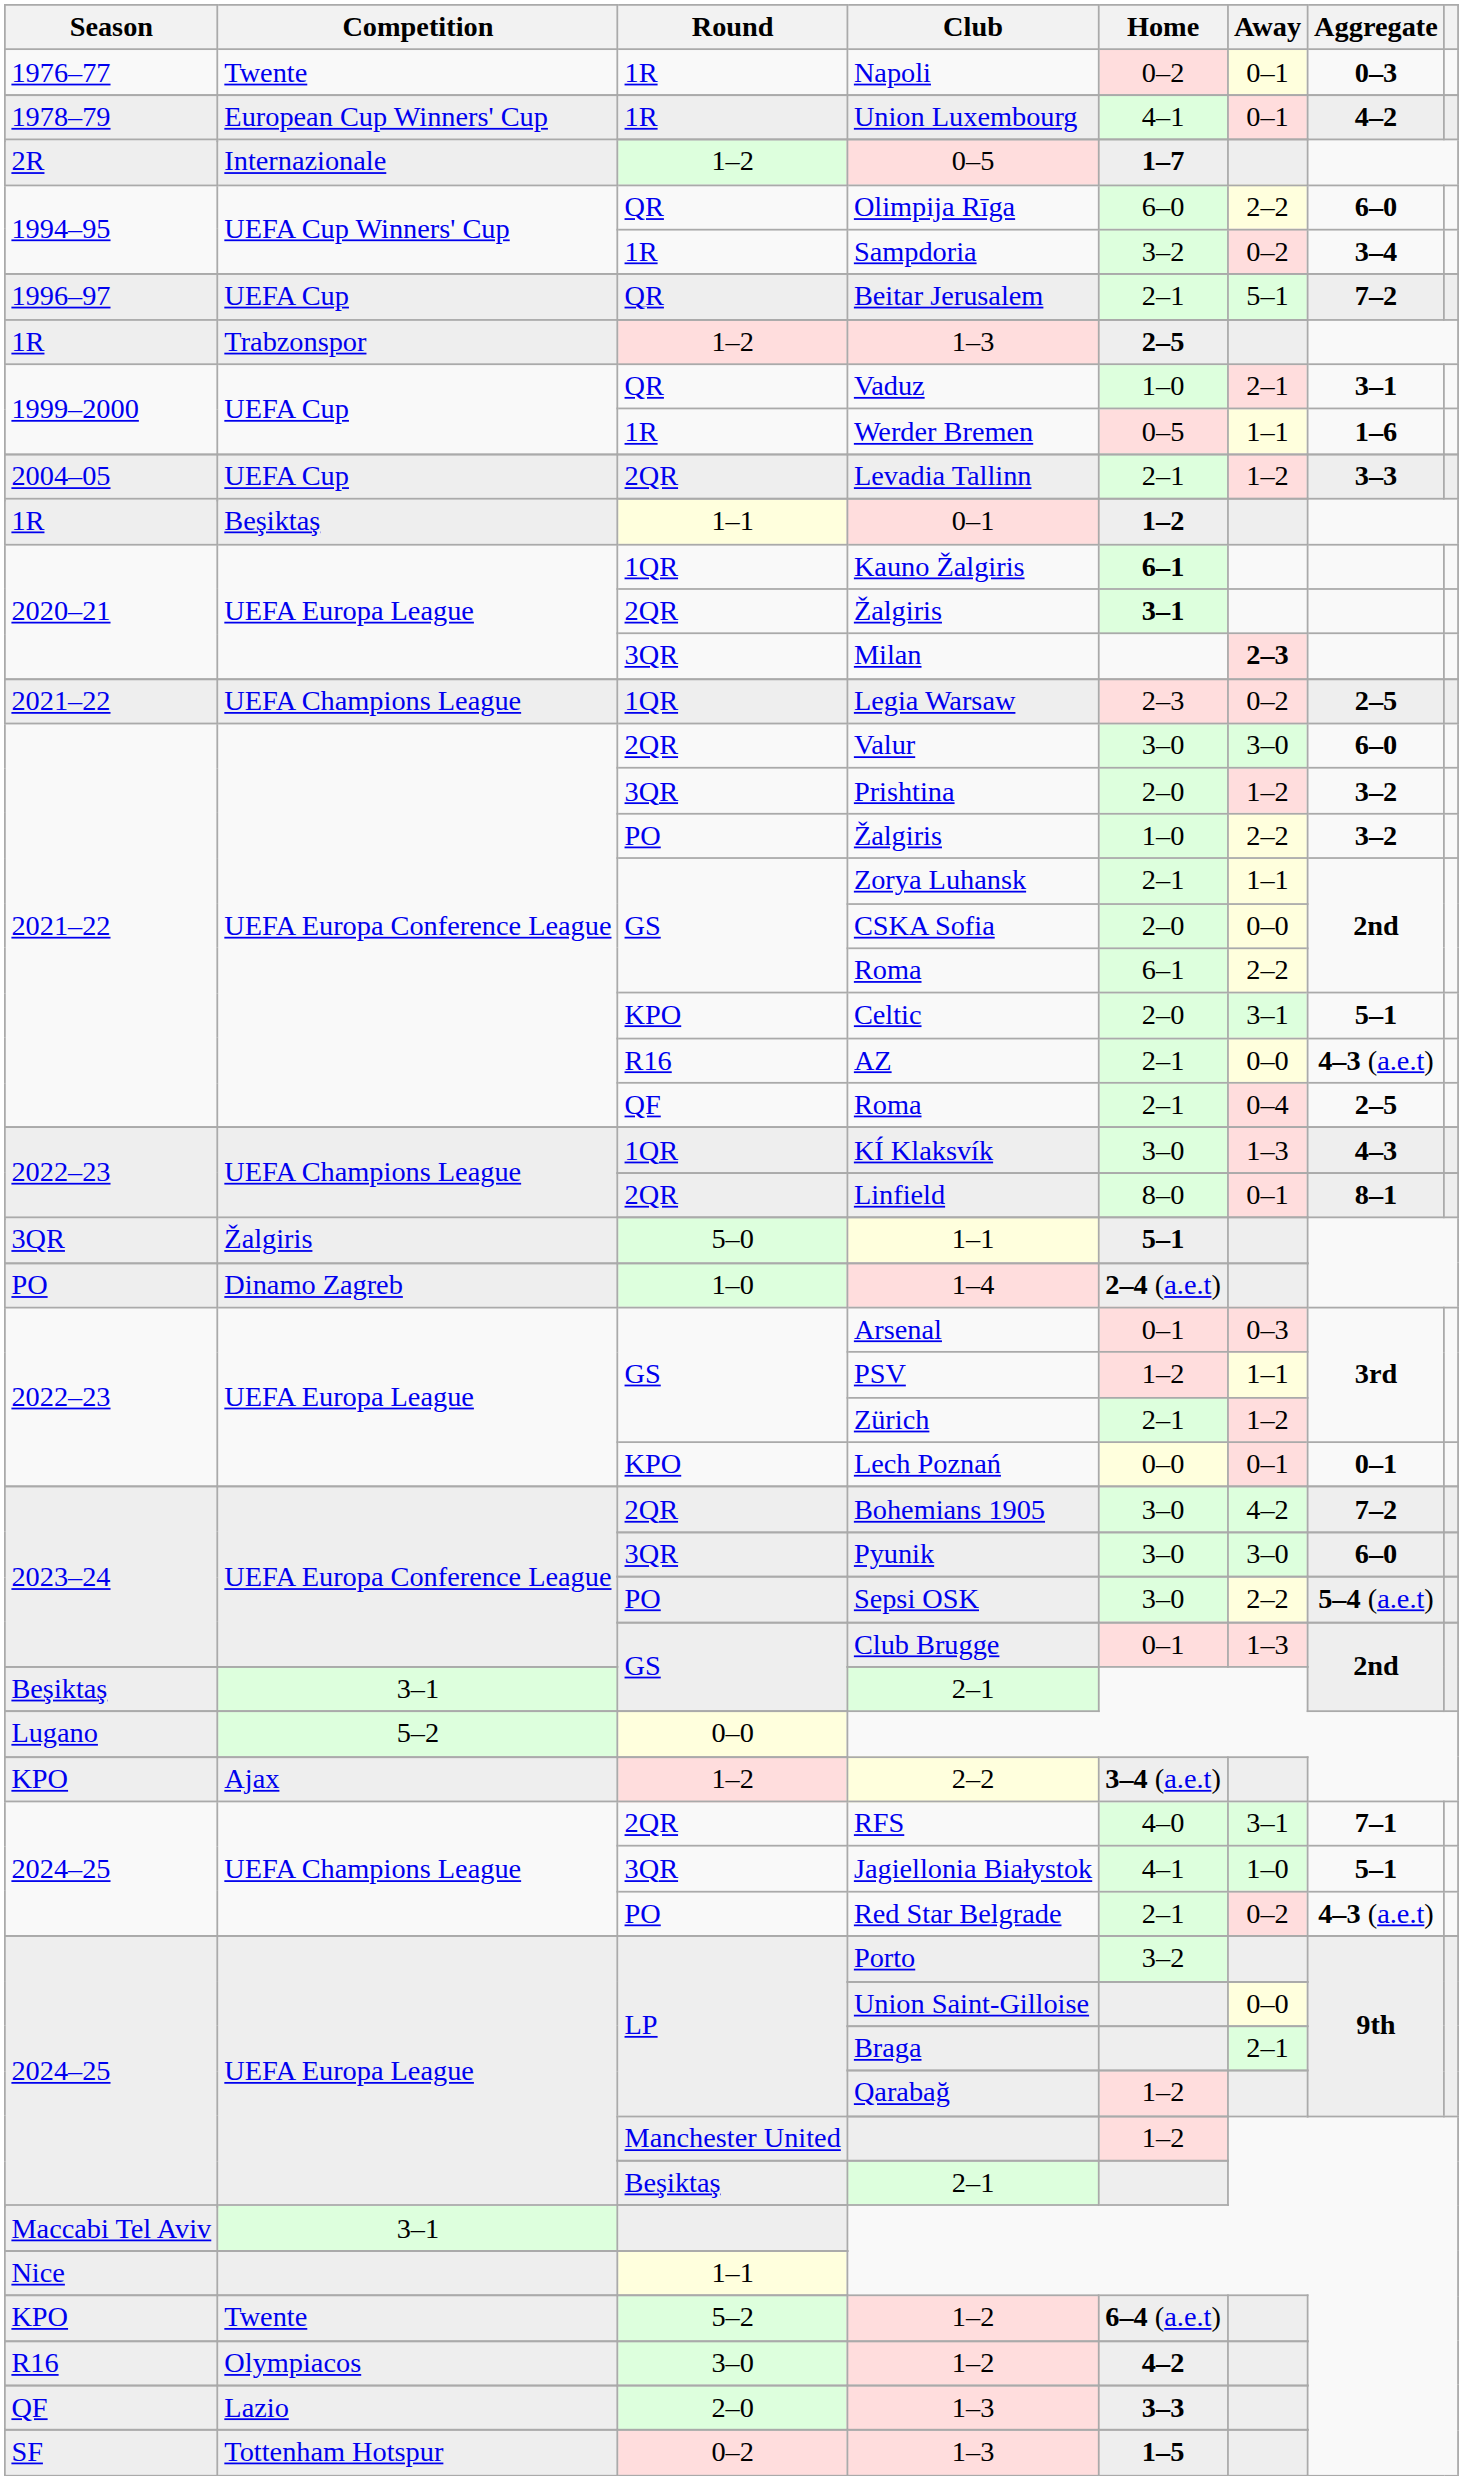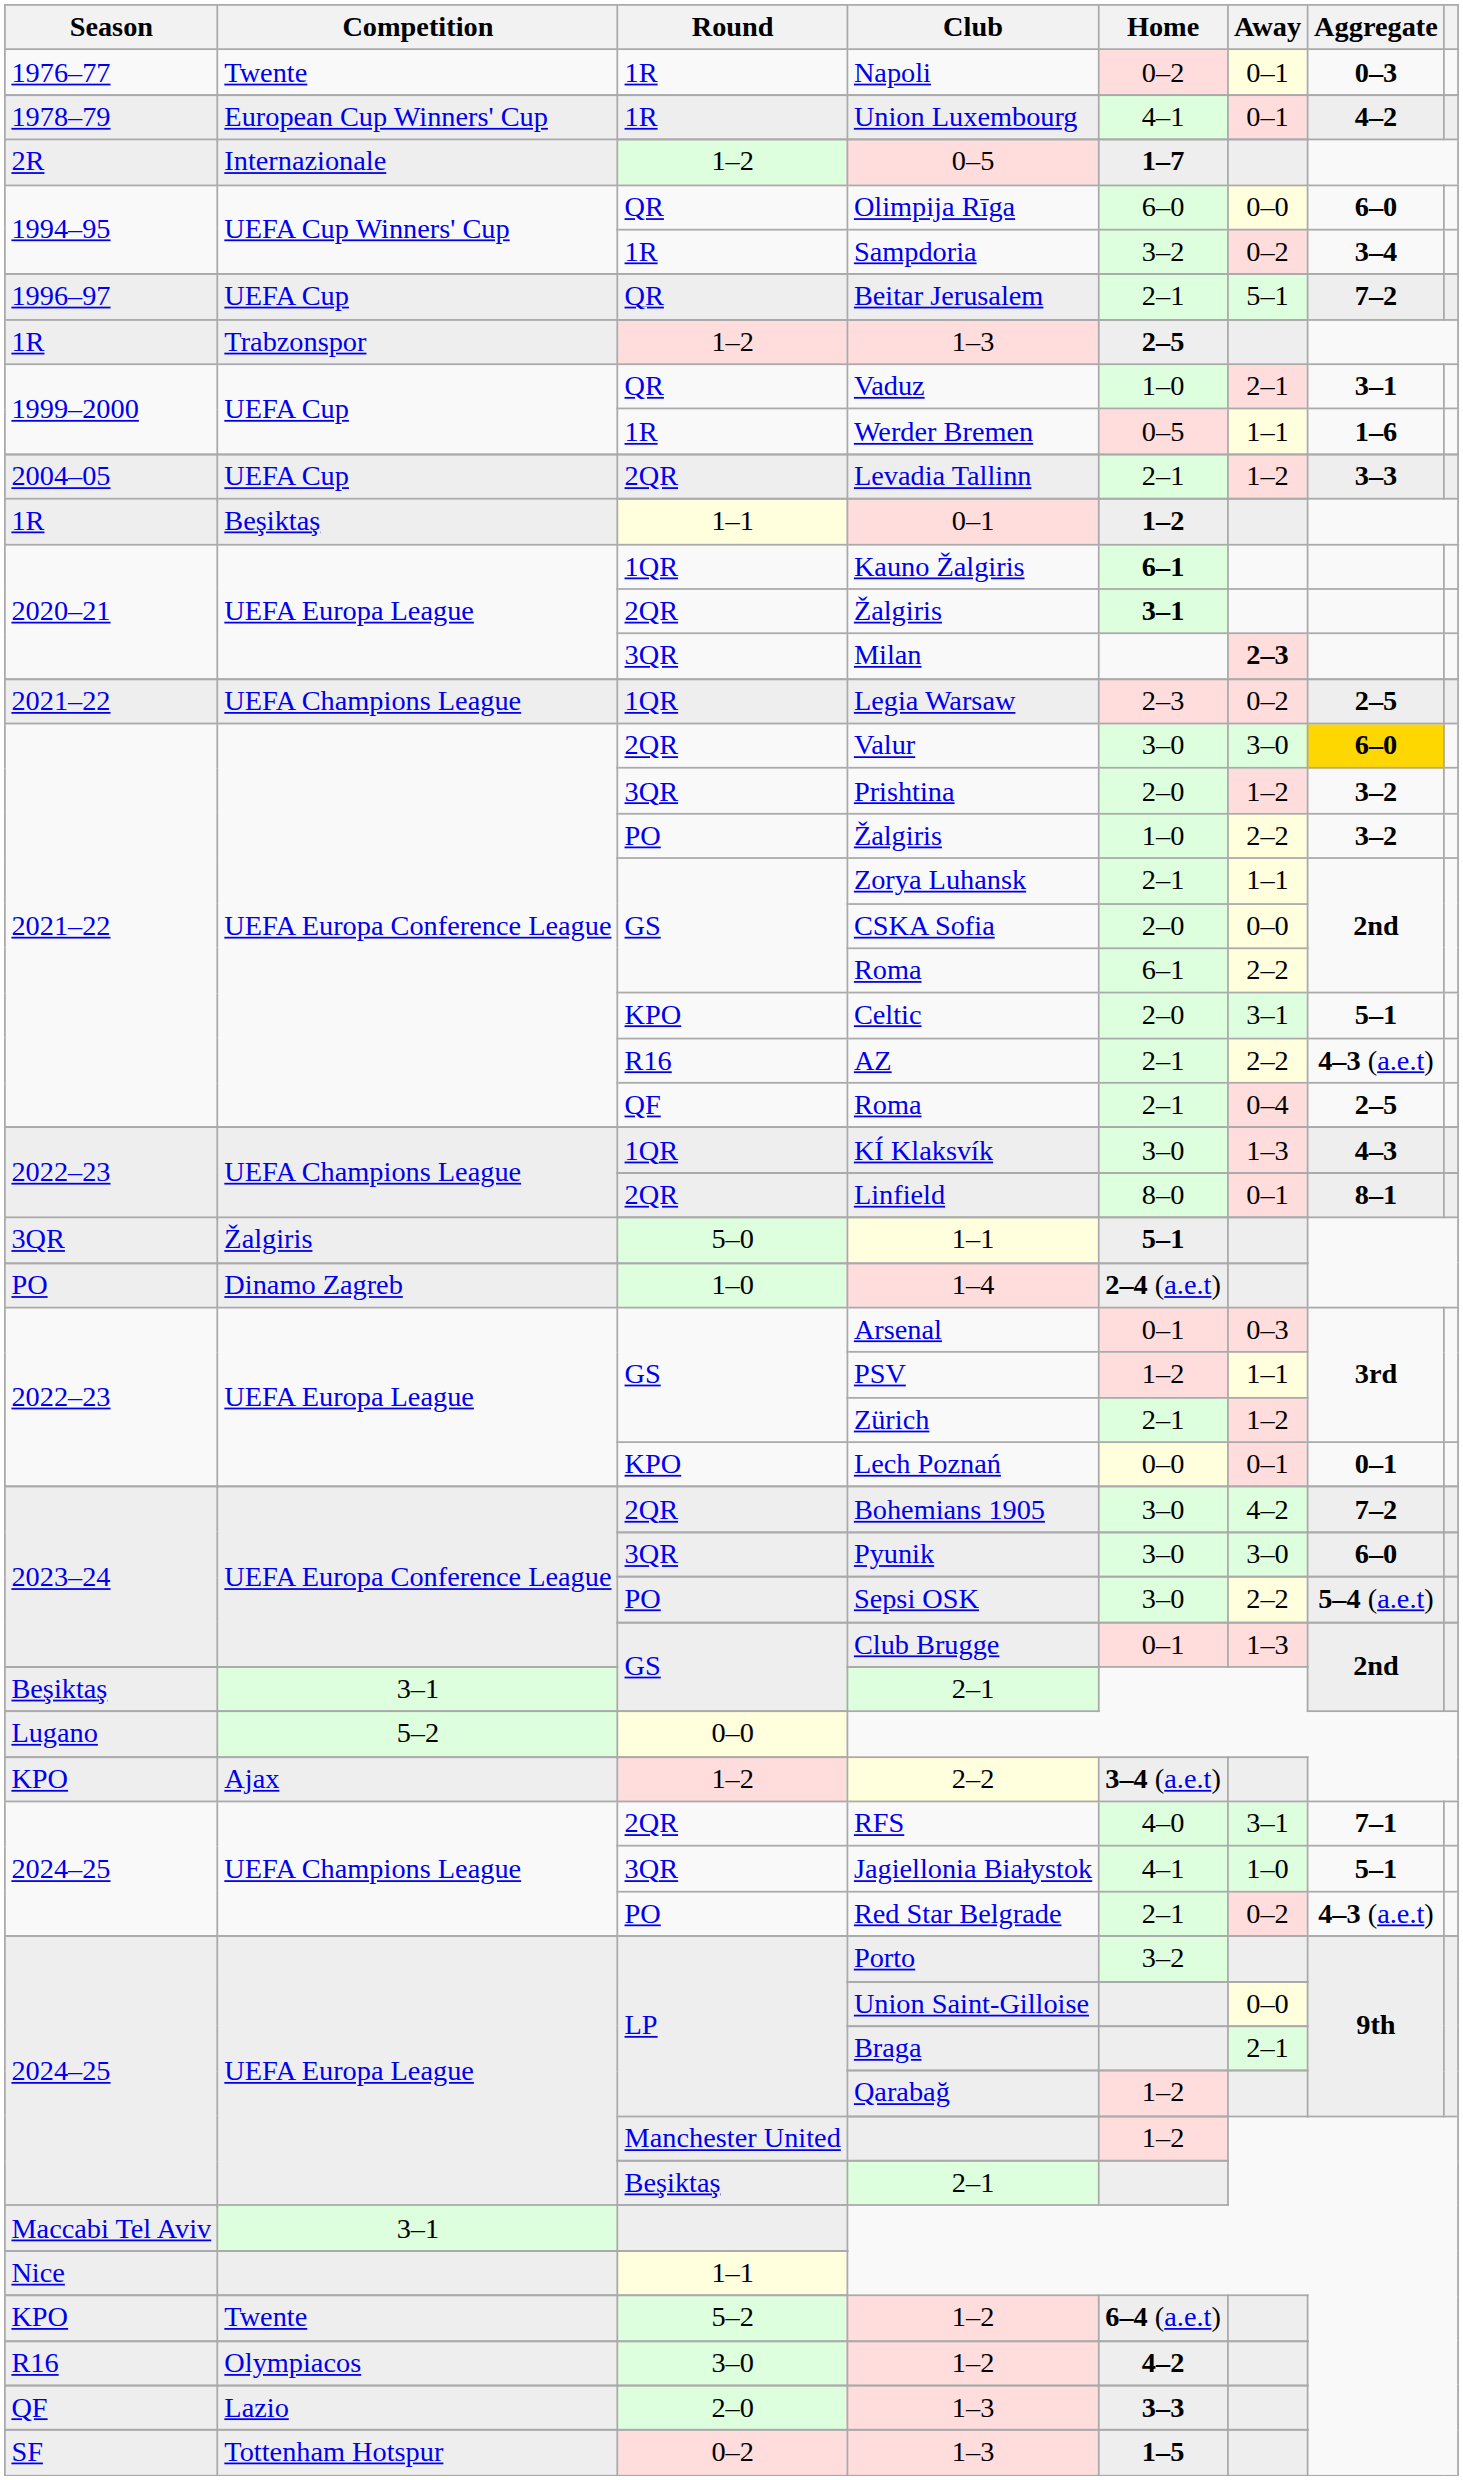(1267, 206) 2–2 -> (1267, 206) 0–0
(1376, 745) no background -> (1376, 745) gold background
(1267, 1059) 0–0 -> (1267, 1059) 2–2
